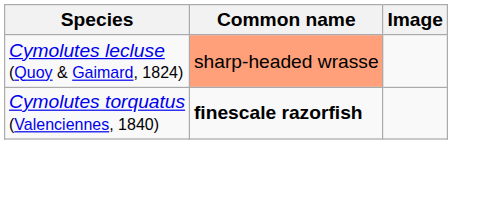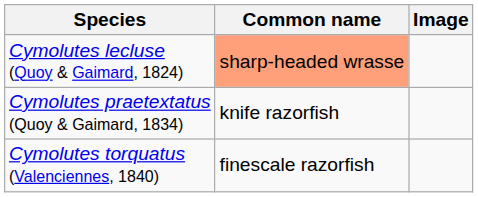+ row: (110, 113)
(278, 113) bold -> (297, 165) normal
